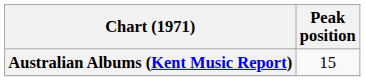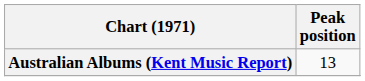(328, 62) 15 -> (328, 62) 13
